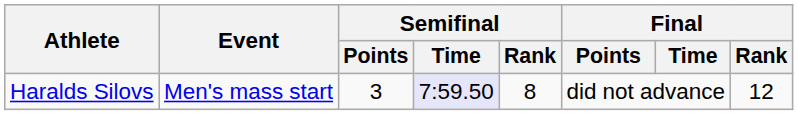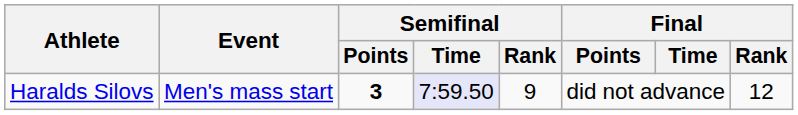(376, 92) normal -> (376, 92) bold
(530, 92) 8 -> (530, 92) 9
